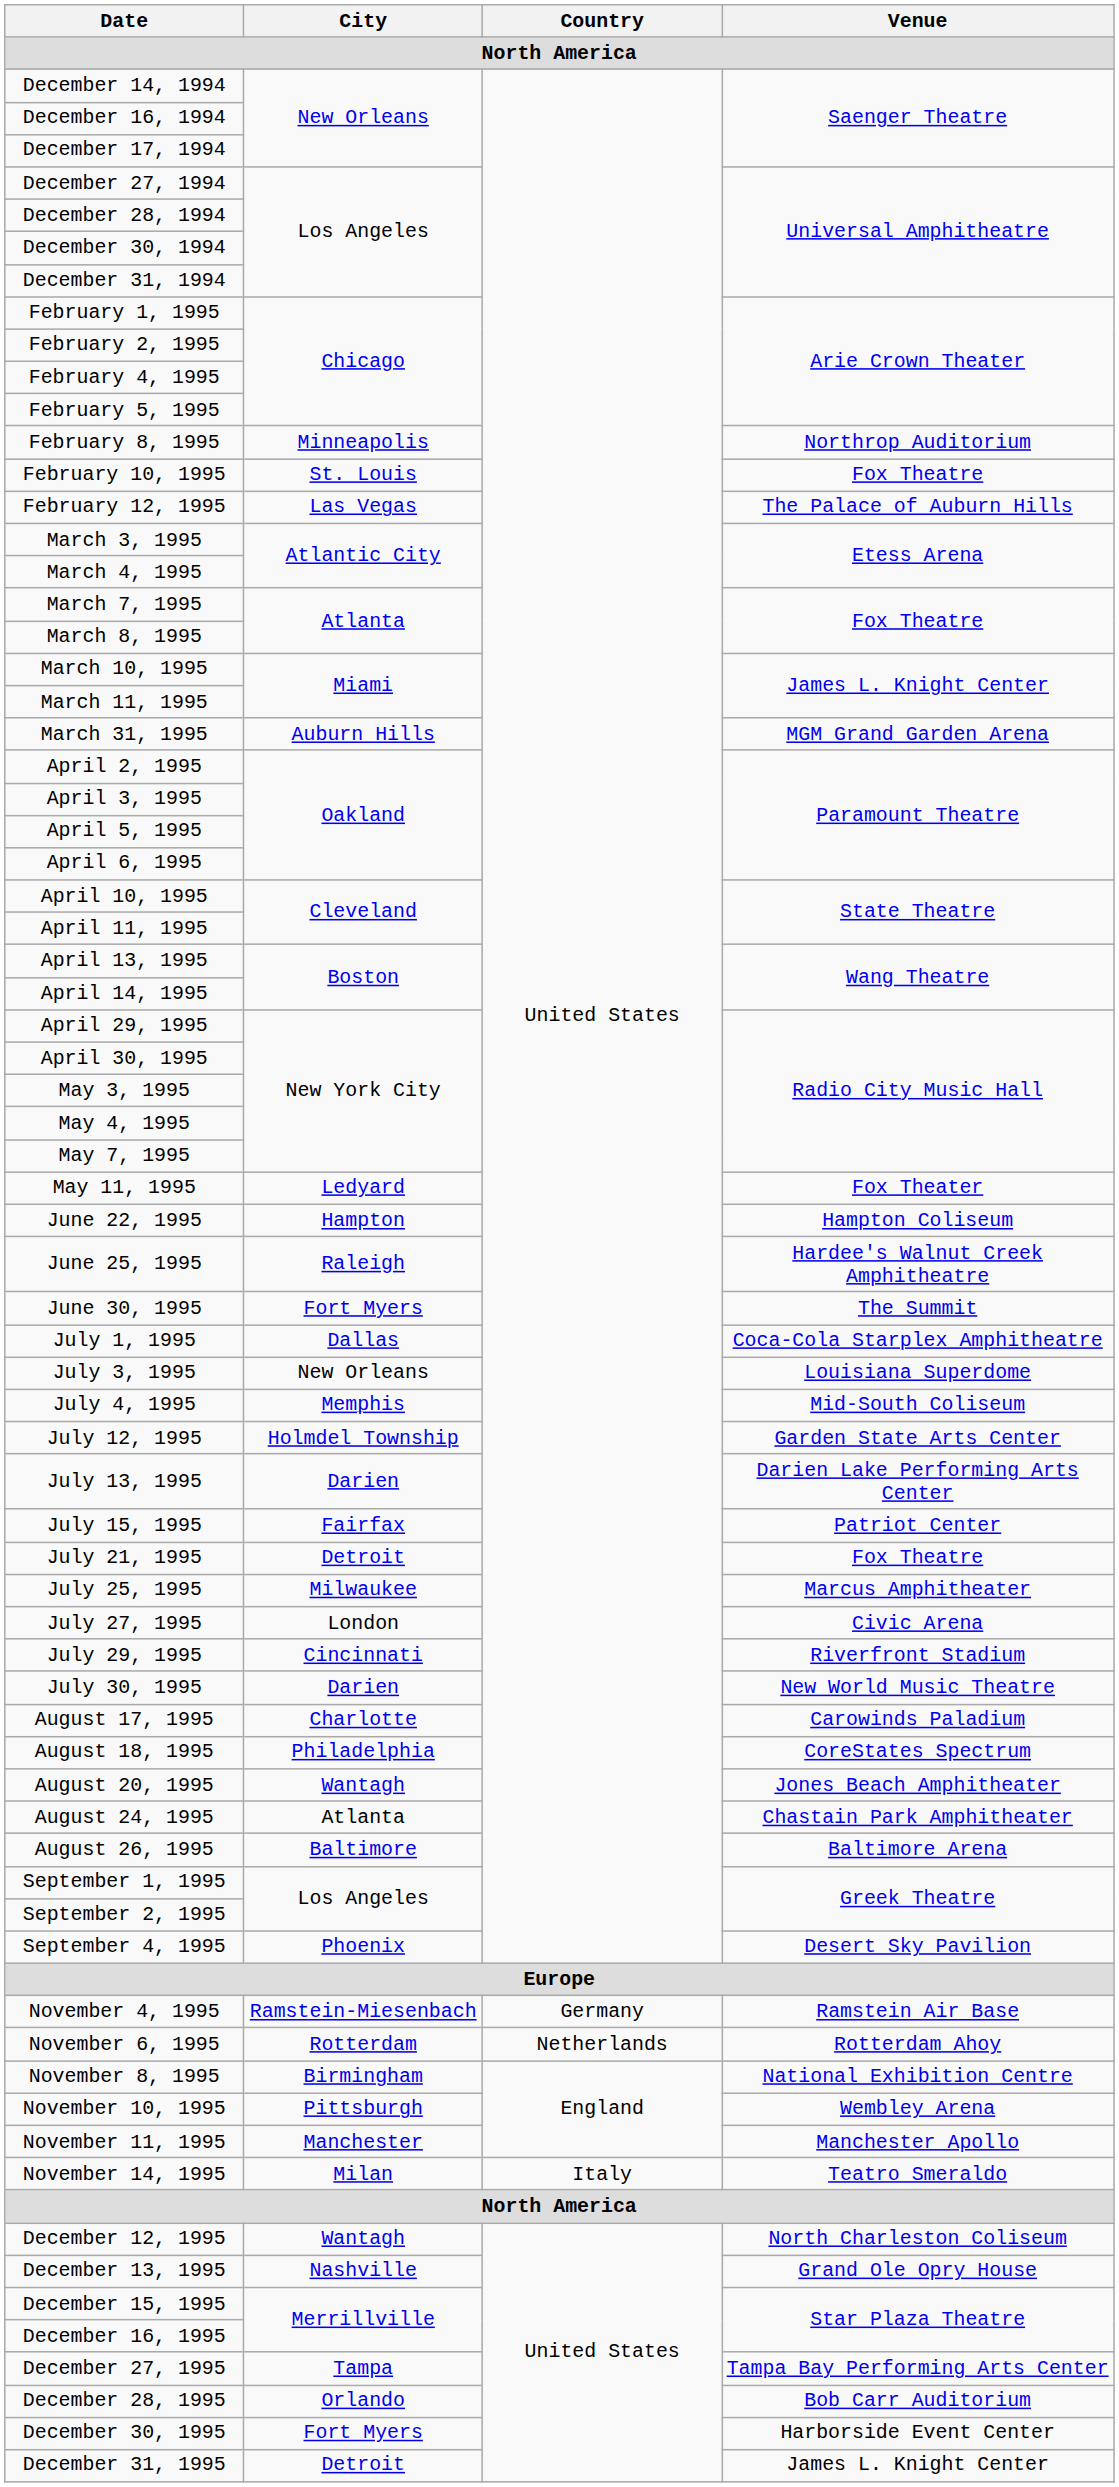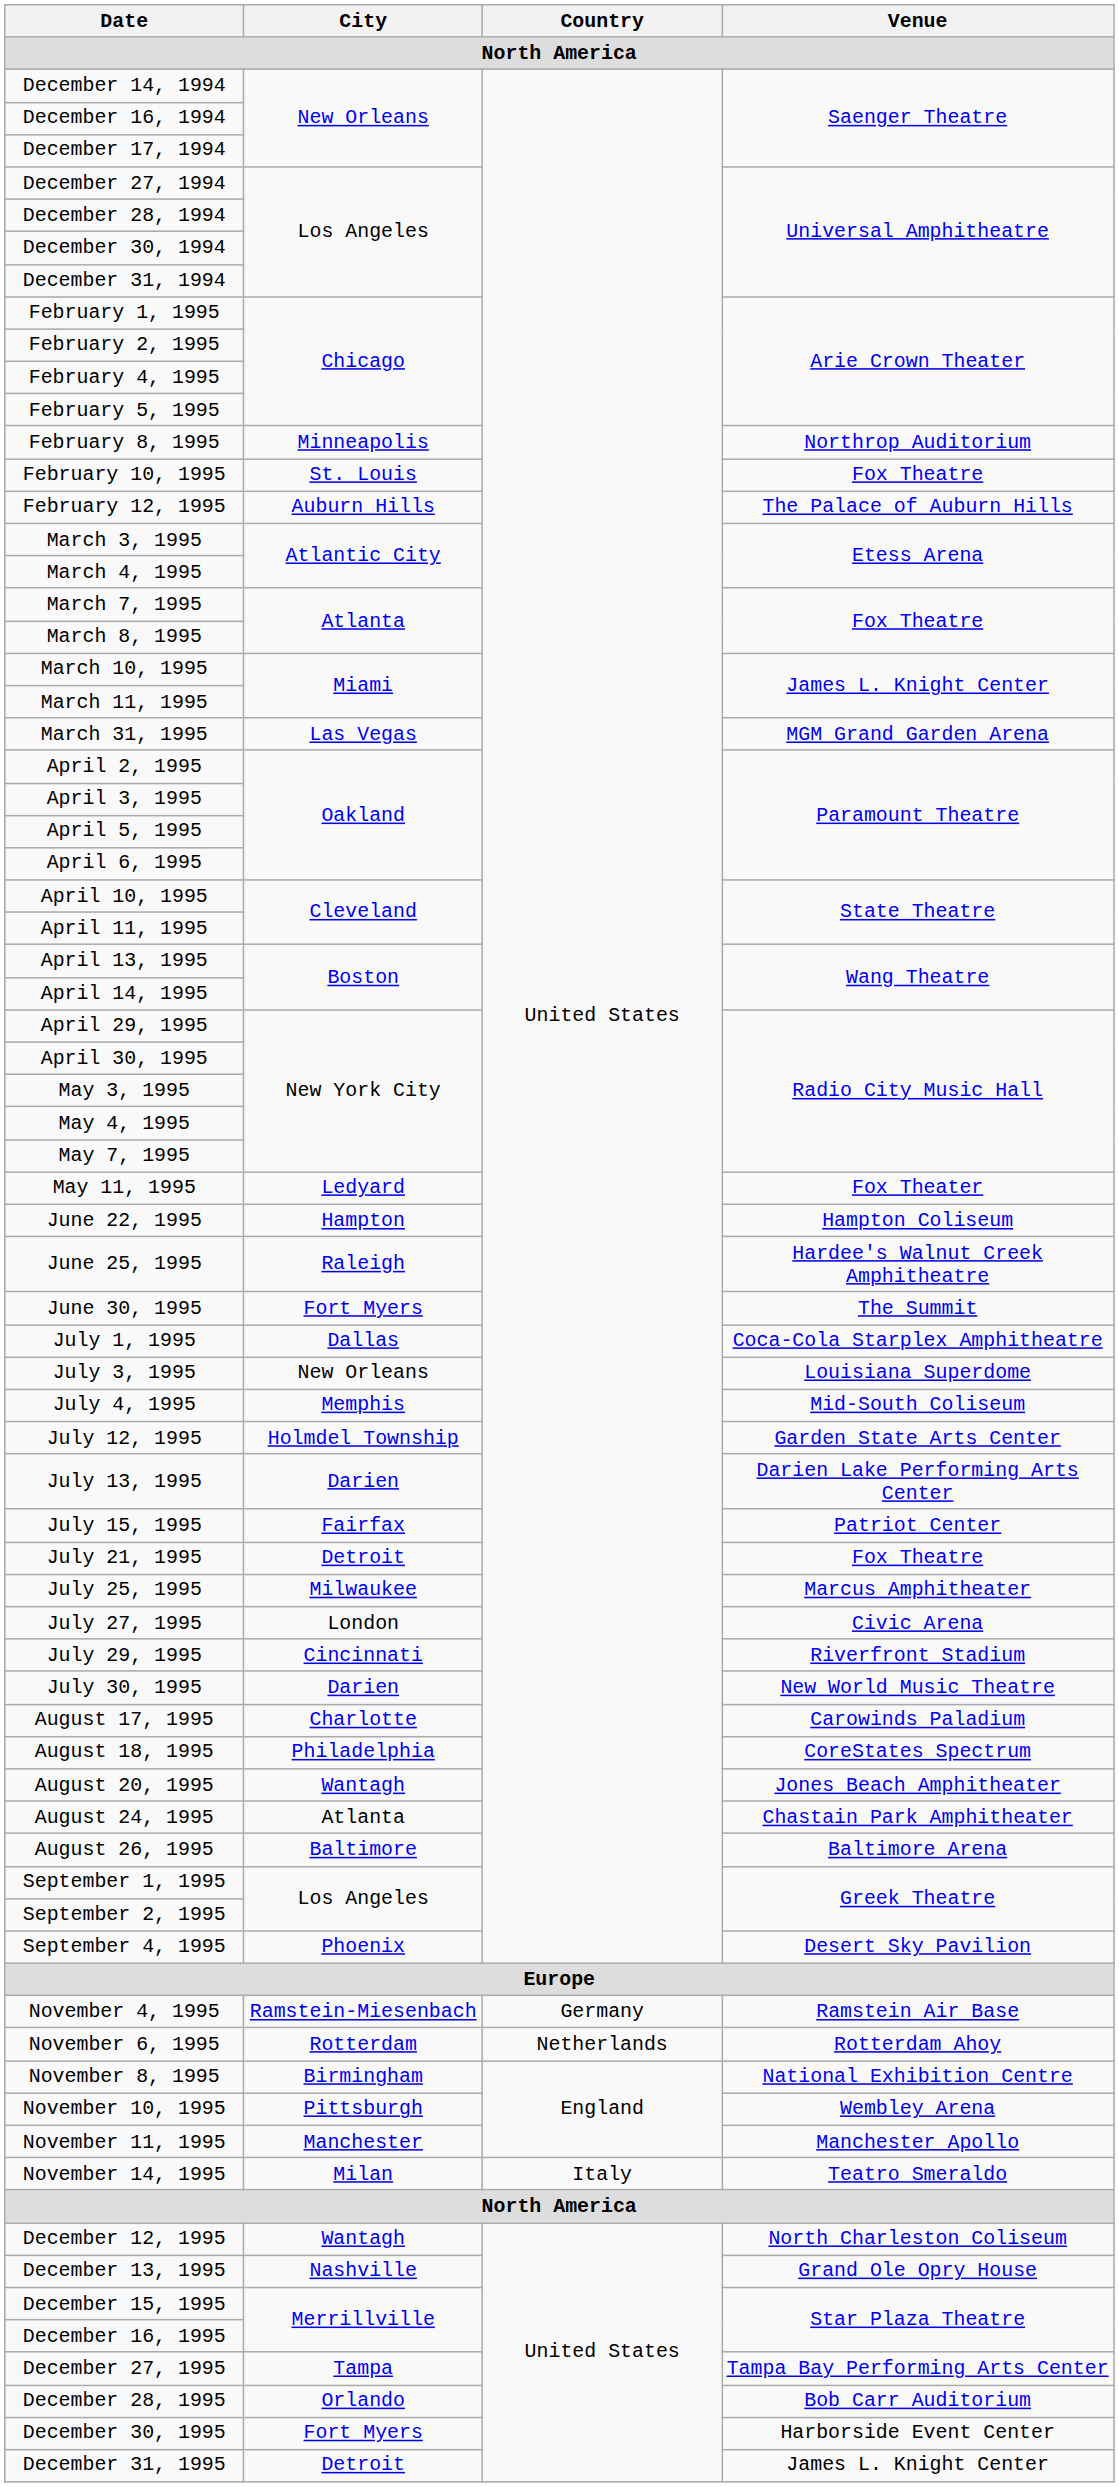(363, 507) Las Vegas -> (363, 507) Auburn Hills
(363, 734) Auburn Hills -> (363, 734) Las Vegas
